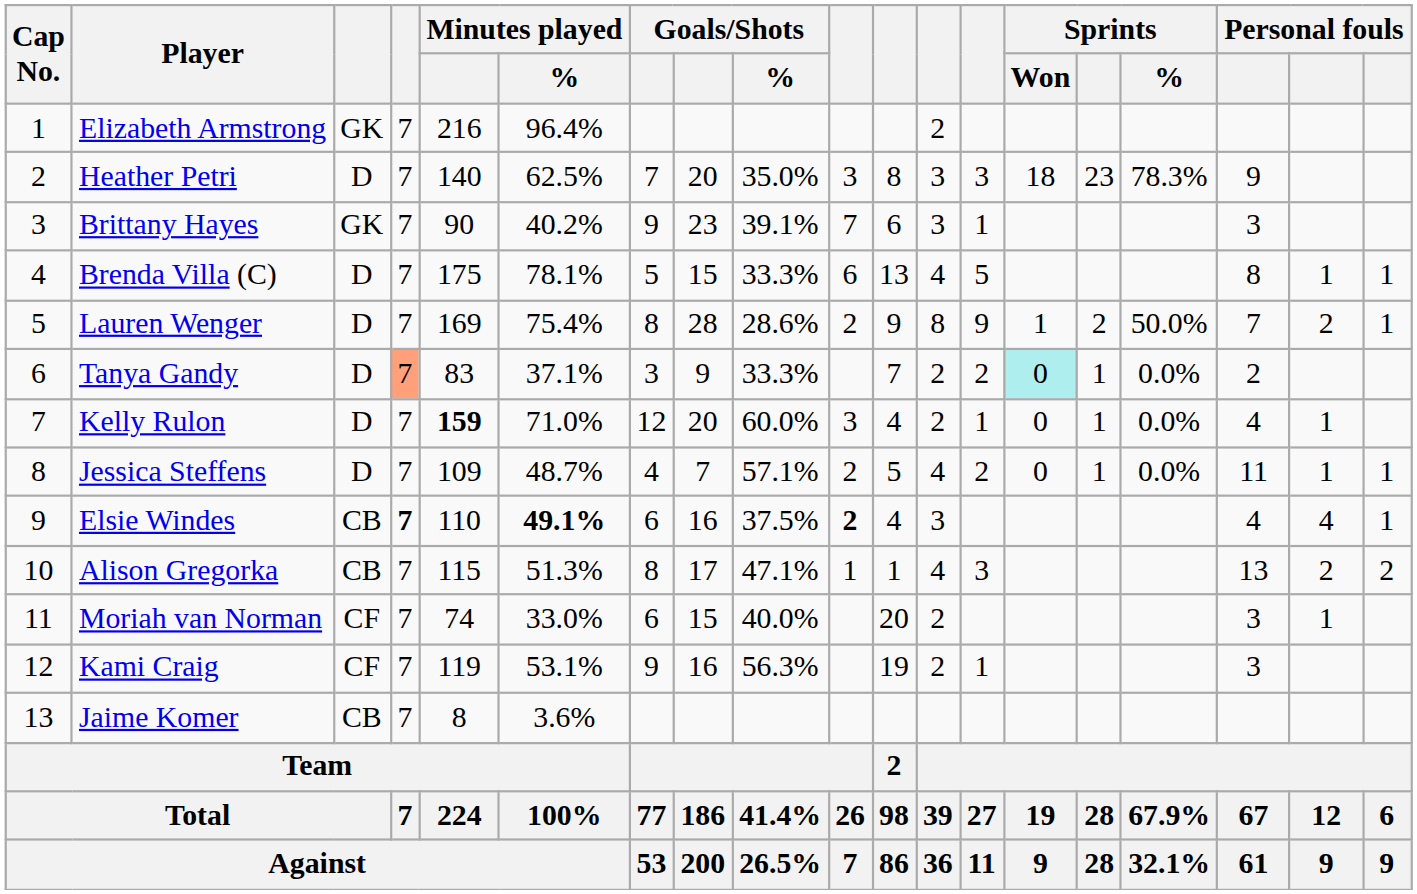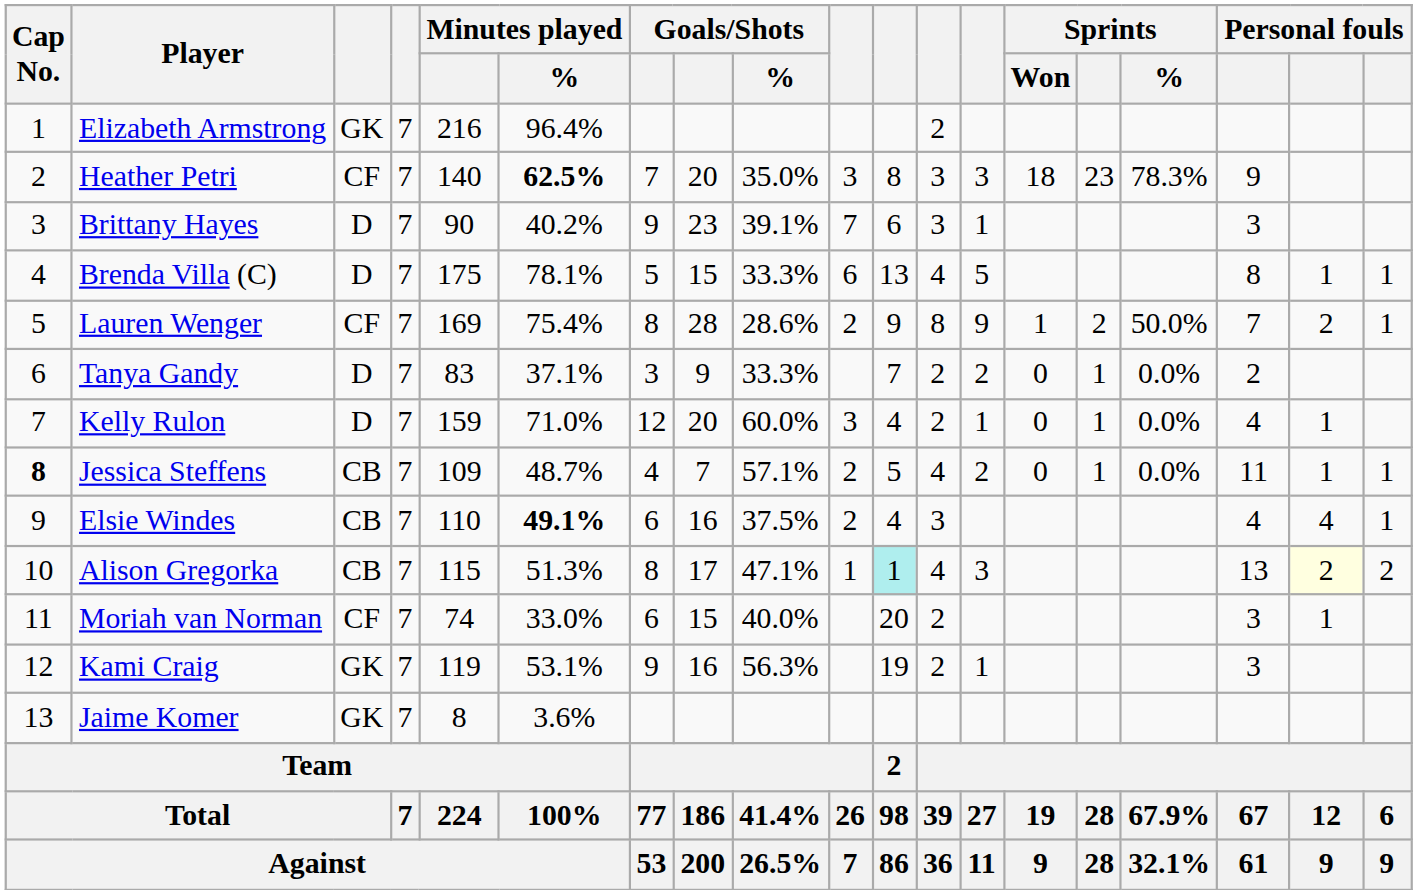(362, 176) D -> (362, 176) CF
(564, 176) normal -> (564, 176) bold
(362, 225) GK -> (362, 225) D
(362, 323) D -> (362, 323) CF
(405, 372) lightsalmon background -> (405, 372) no background
(1040, 372) paleturquoise background -> (1040, 372) no background
(459, 421) bold -> (459, 421) normal
(38, 470) normal -> (38, 470) bold
(362, 470) D -> (362, 470) CB
(405, 520) bold -> (405, 520) normal
(850, 520) bold -> (850, 520) normal
(894, 569) no background -> (894, 569) paleturquoise background
(1326, 569) no background -> (1326, 569) lightyellow background
(362, 667) CF -> (362, 667) GK
(362, 716) CB -> (362, 716) GK
